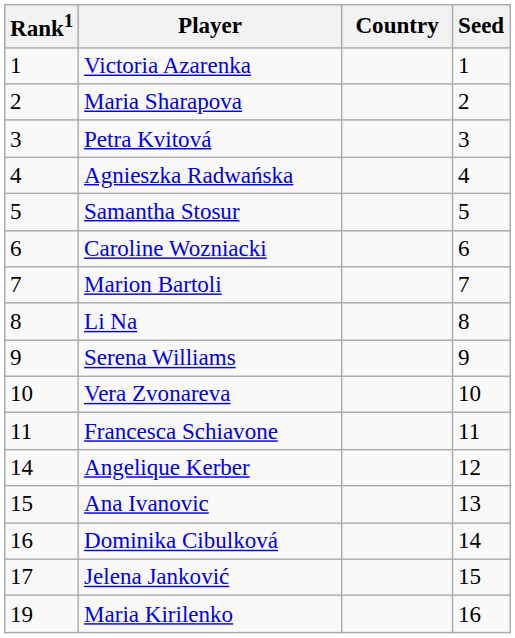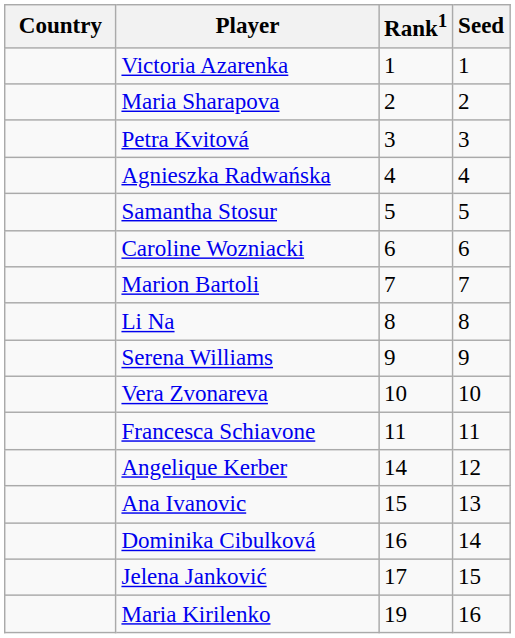columns swapped: (397, 25) <-> (42, 25)
